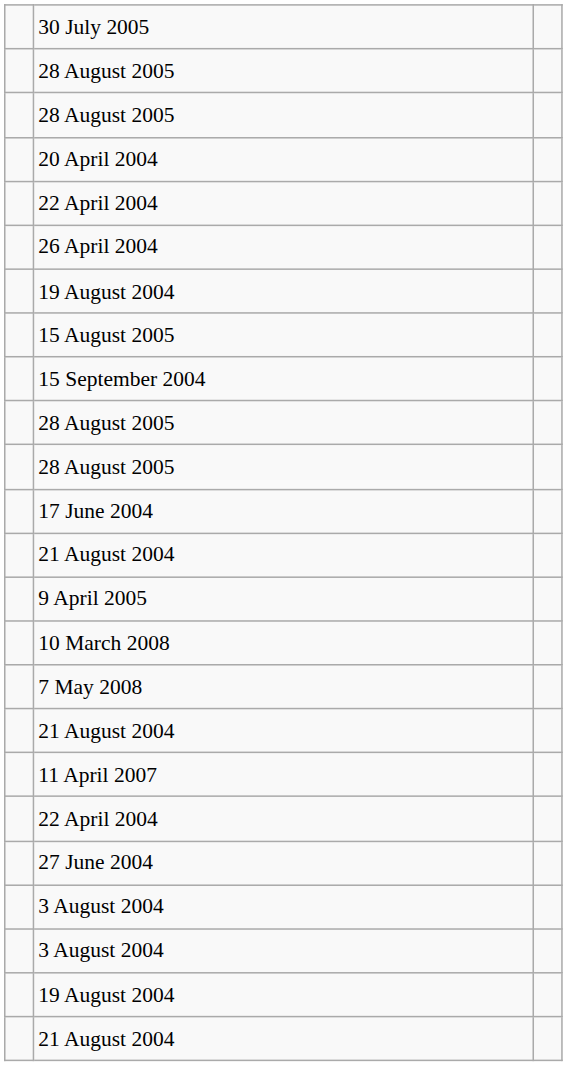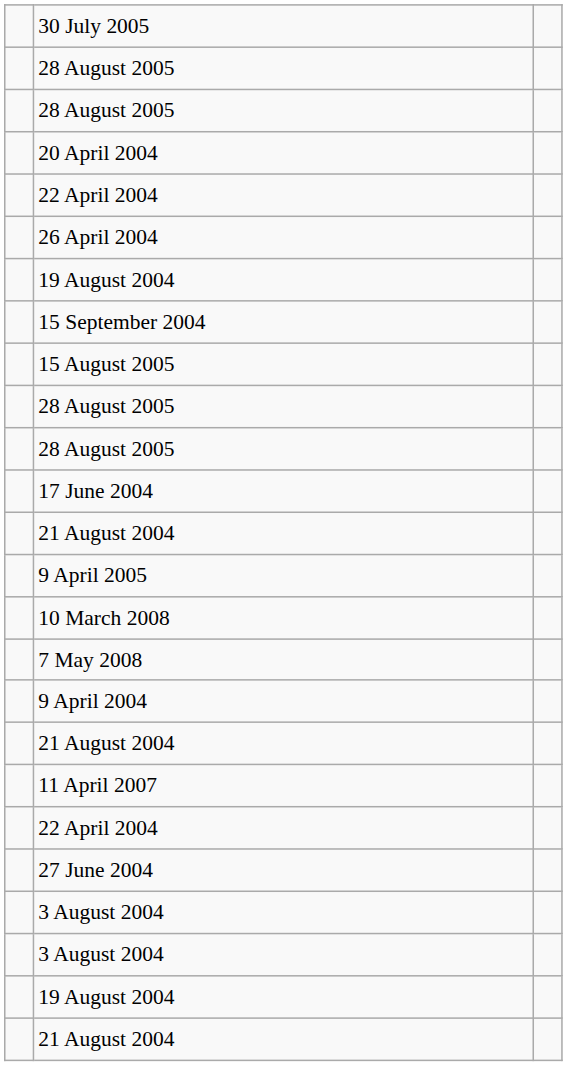rows swapped: (19, 379) <-> (19, 335)
+ row: (19, 702)
